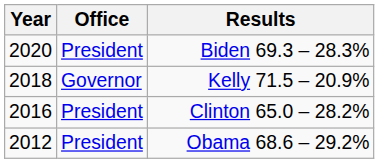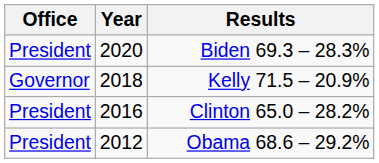columns swapped: (31, 19) <-> (102, 19)
